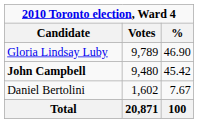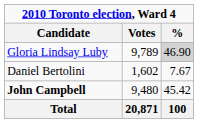(177, 52) no background -> (177, 52) lightgrey background
rows swapped: (46, 71) <-> (46, 90)
